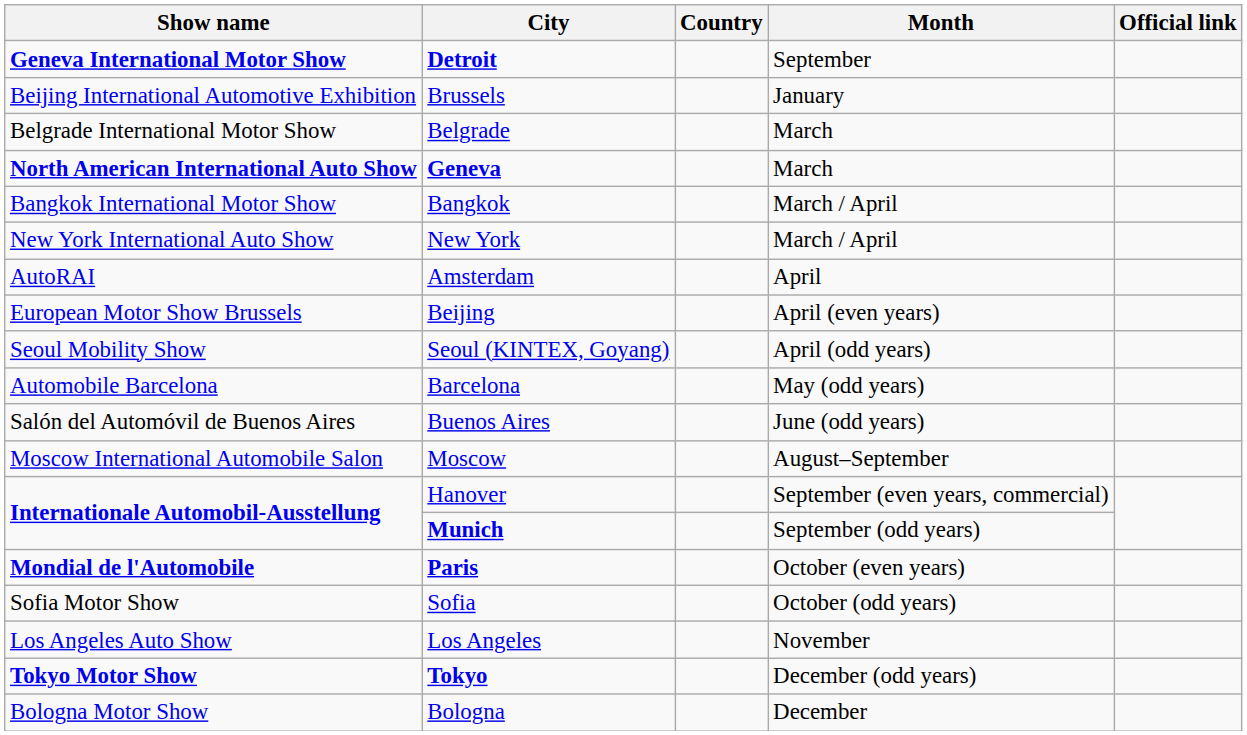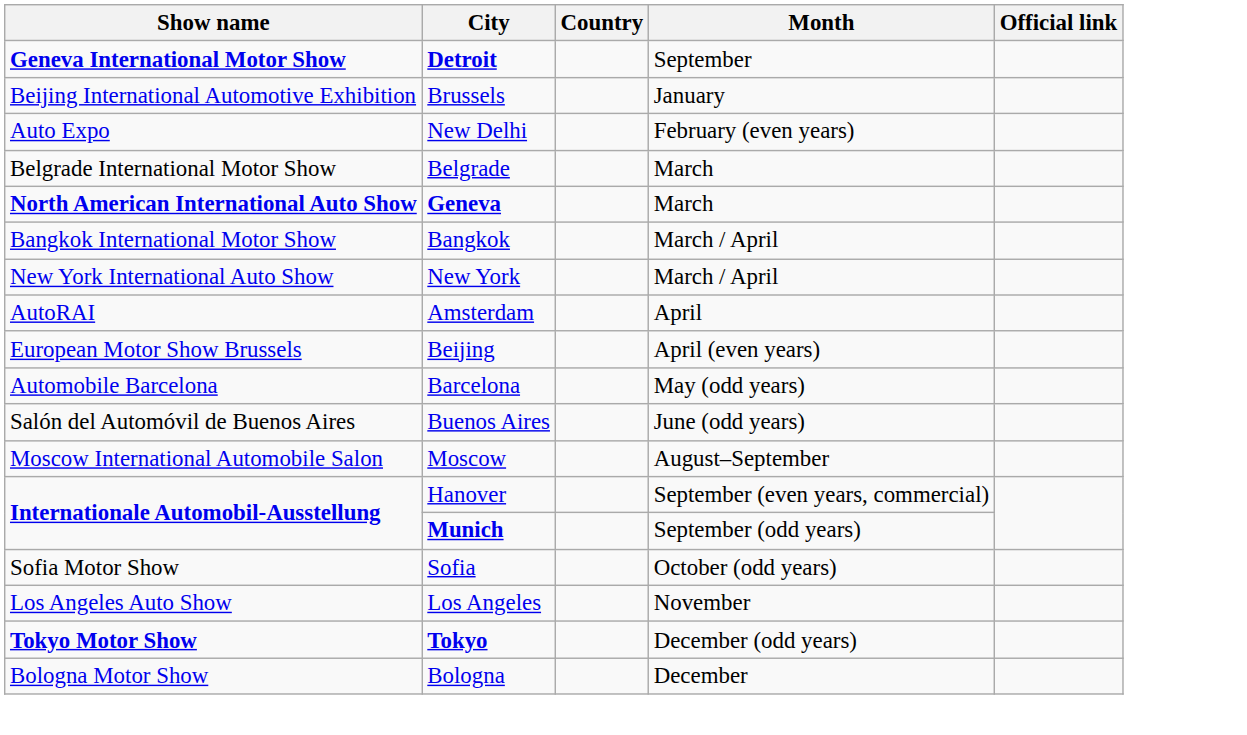+ row: (477, 131)
- row: (548, 349)
- row: (453, 566)
